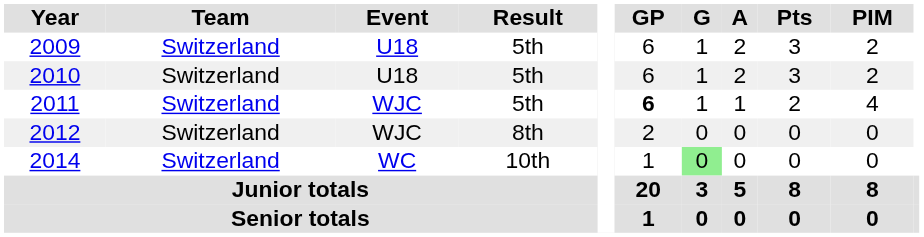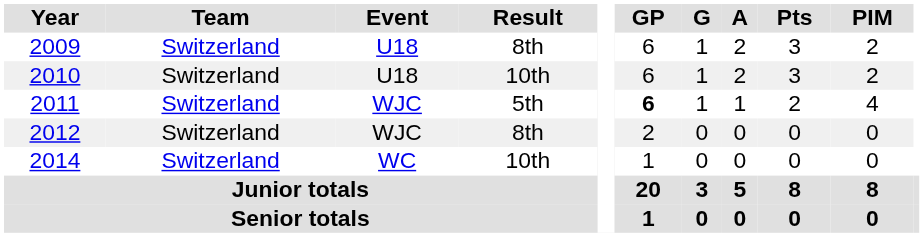(528, 46) 5th -> (528, 46) 8th
(528, 75) 5th -> (528, 75) 10th
(702, 161) lightgreen background -> (702, 161) no background
